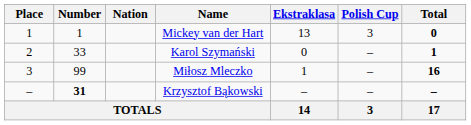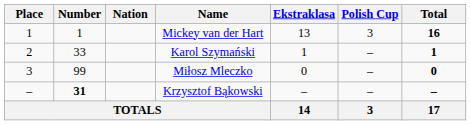(434, 33) 0 -> (434, 33) 16
(304, 52) 0 -> (304, 52) 1
(304, 71) 1 -> (304, 71) 0
(434, 71) 16 -> (434, 71) 0
